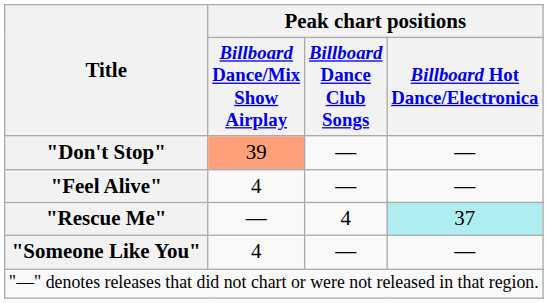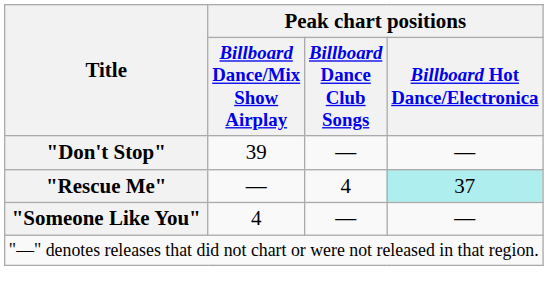(256, 152) lightsalmon background -> (256, 152) no background
- row: (106, 185)
